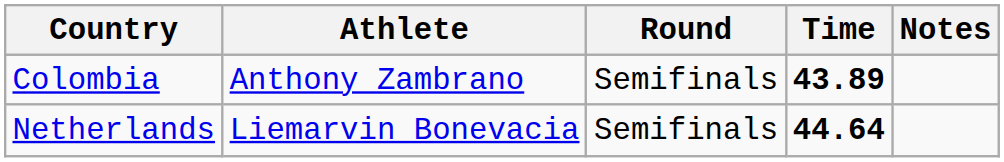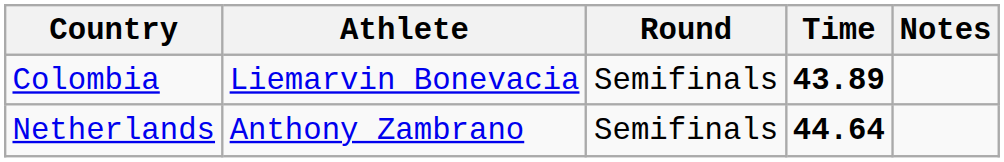(377, 80) Anthony Zambrano -> (405, 80) Liemarvin Bonevacia
(405, 130) Liemarvin Bonevacia -> (377, 130) Anthony Zambrano
